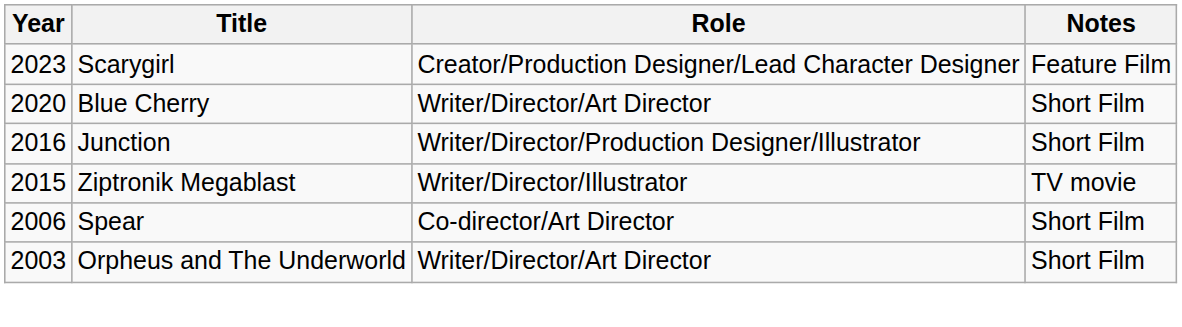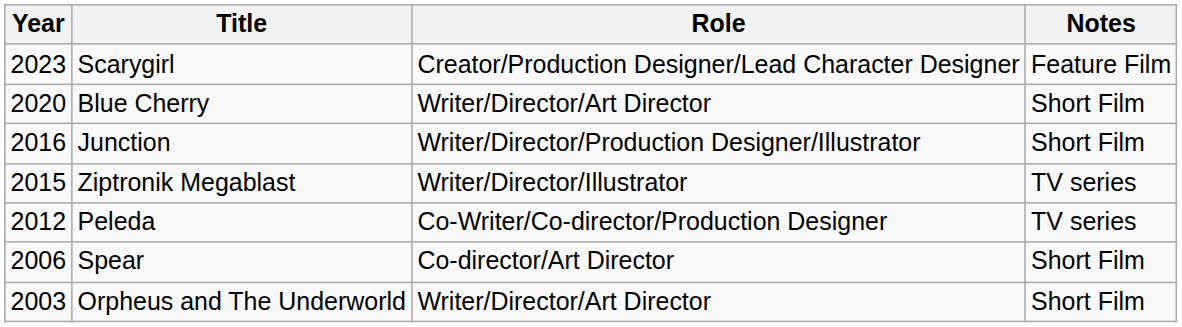(1084, 182) TV movie -> (1084, 182) TV series
+ row: (116, 222)
